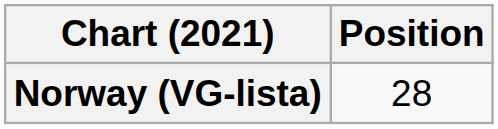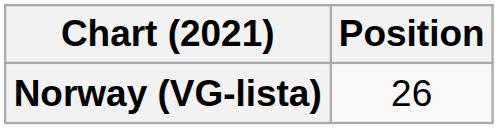(412, 92) 28 -> (412, 92) 26
